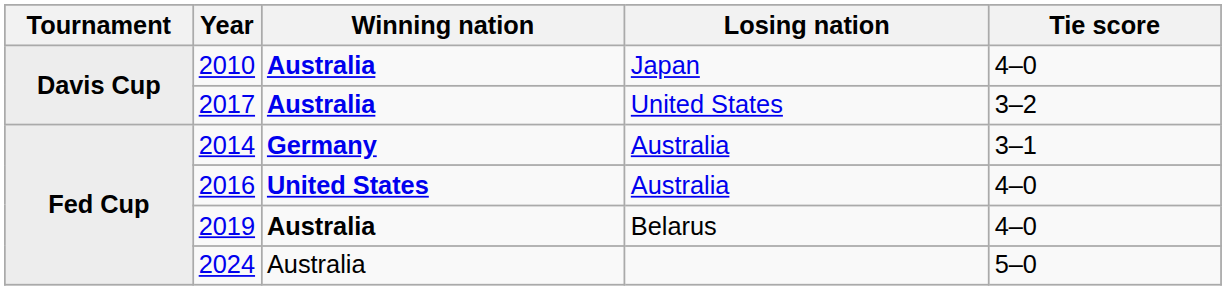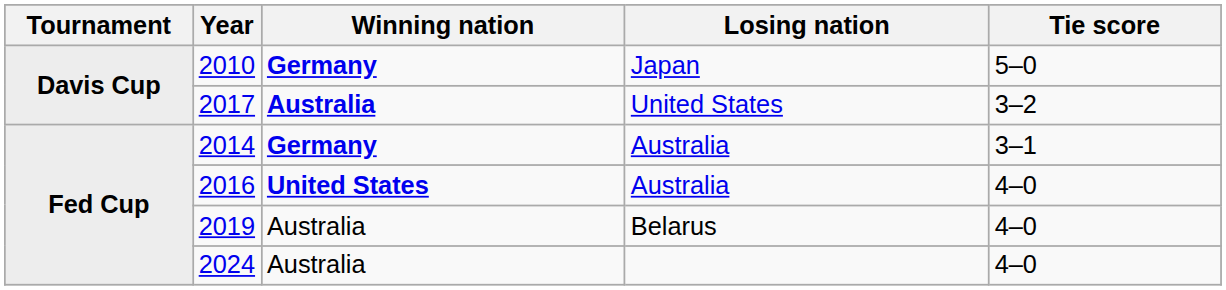(321, 65) Australia -> (322, 65) Germany
(1016, 65) 4–0 -> (1016, 65) 5–0
(321, 225) bold -> (316, 225) normal
(1016, 266) 5–0 -> (1016, 266) 4–0
